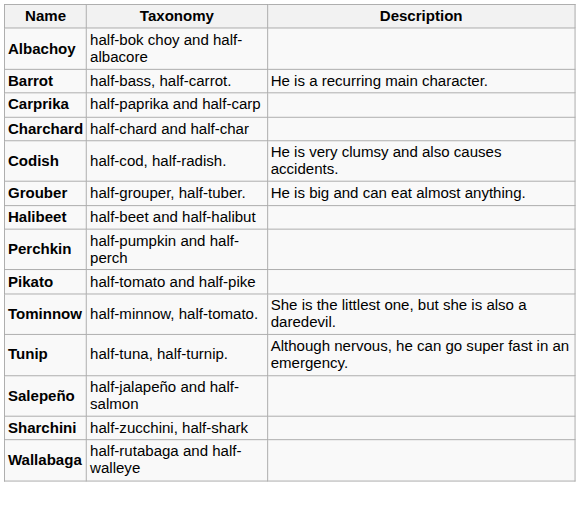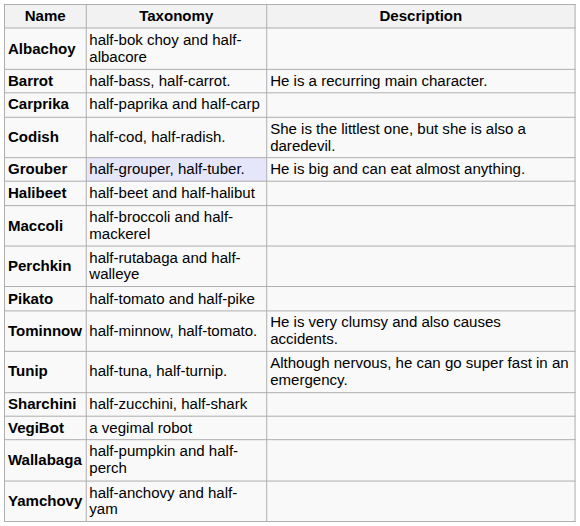- row: (46, 128)
(386, 161) He is very clumsy and also causes accidents. -> (398, 137) She is the littlest one, but she is also a daredevil.
(168, 193) no background -> (167, 169) lavender background
+ row: (36, 225)
(165, 249) half-pumpkin and half-perch -> (165, 266) half-rutabaga and half-walleye
(399, 314) She is the littlest one, but she is also a daredevil. -> (385, 331) He is very clumsy and also causes accidents.
- row: (41, 395)
+ row: (36, 428)
(166, 460) half-rutabaga and half-walleye -> (164, 460) half-pumpkin and half-perch
+ row: (45, 501)
